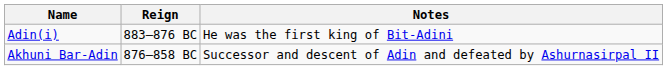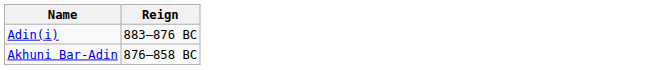- column: (431, 14)
